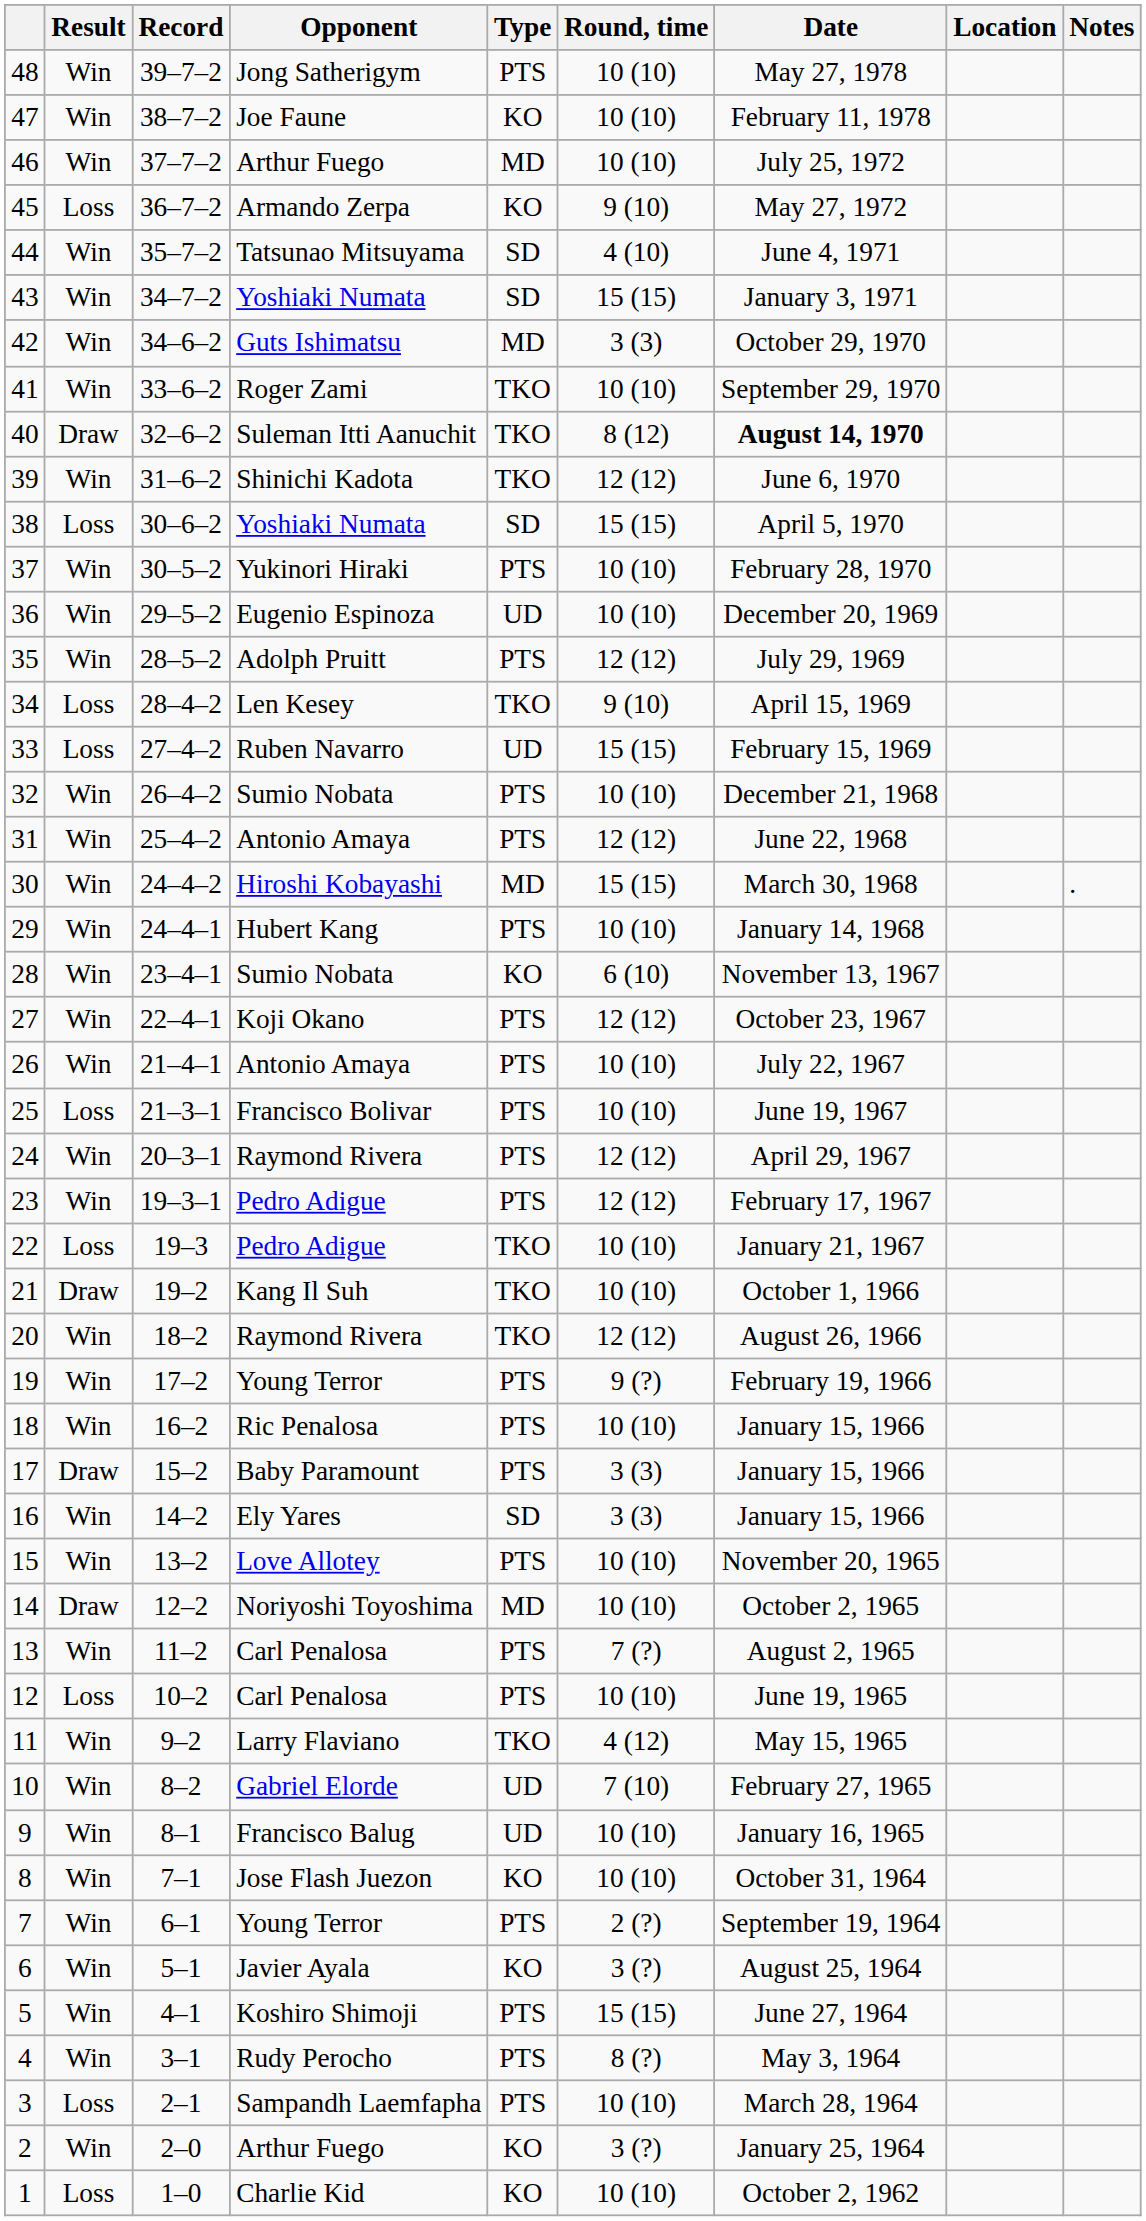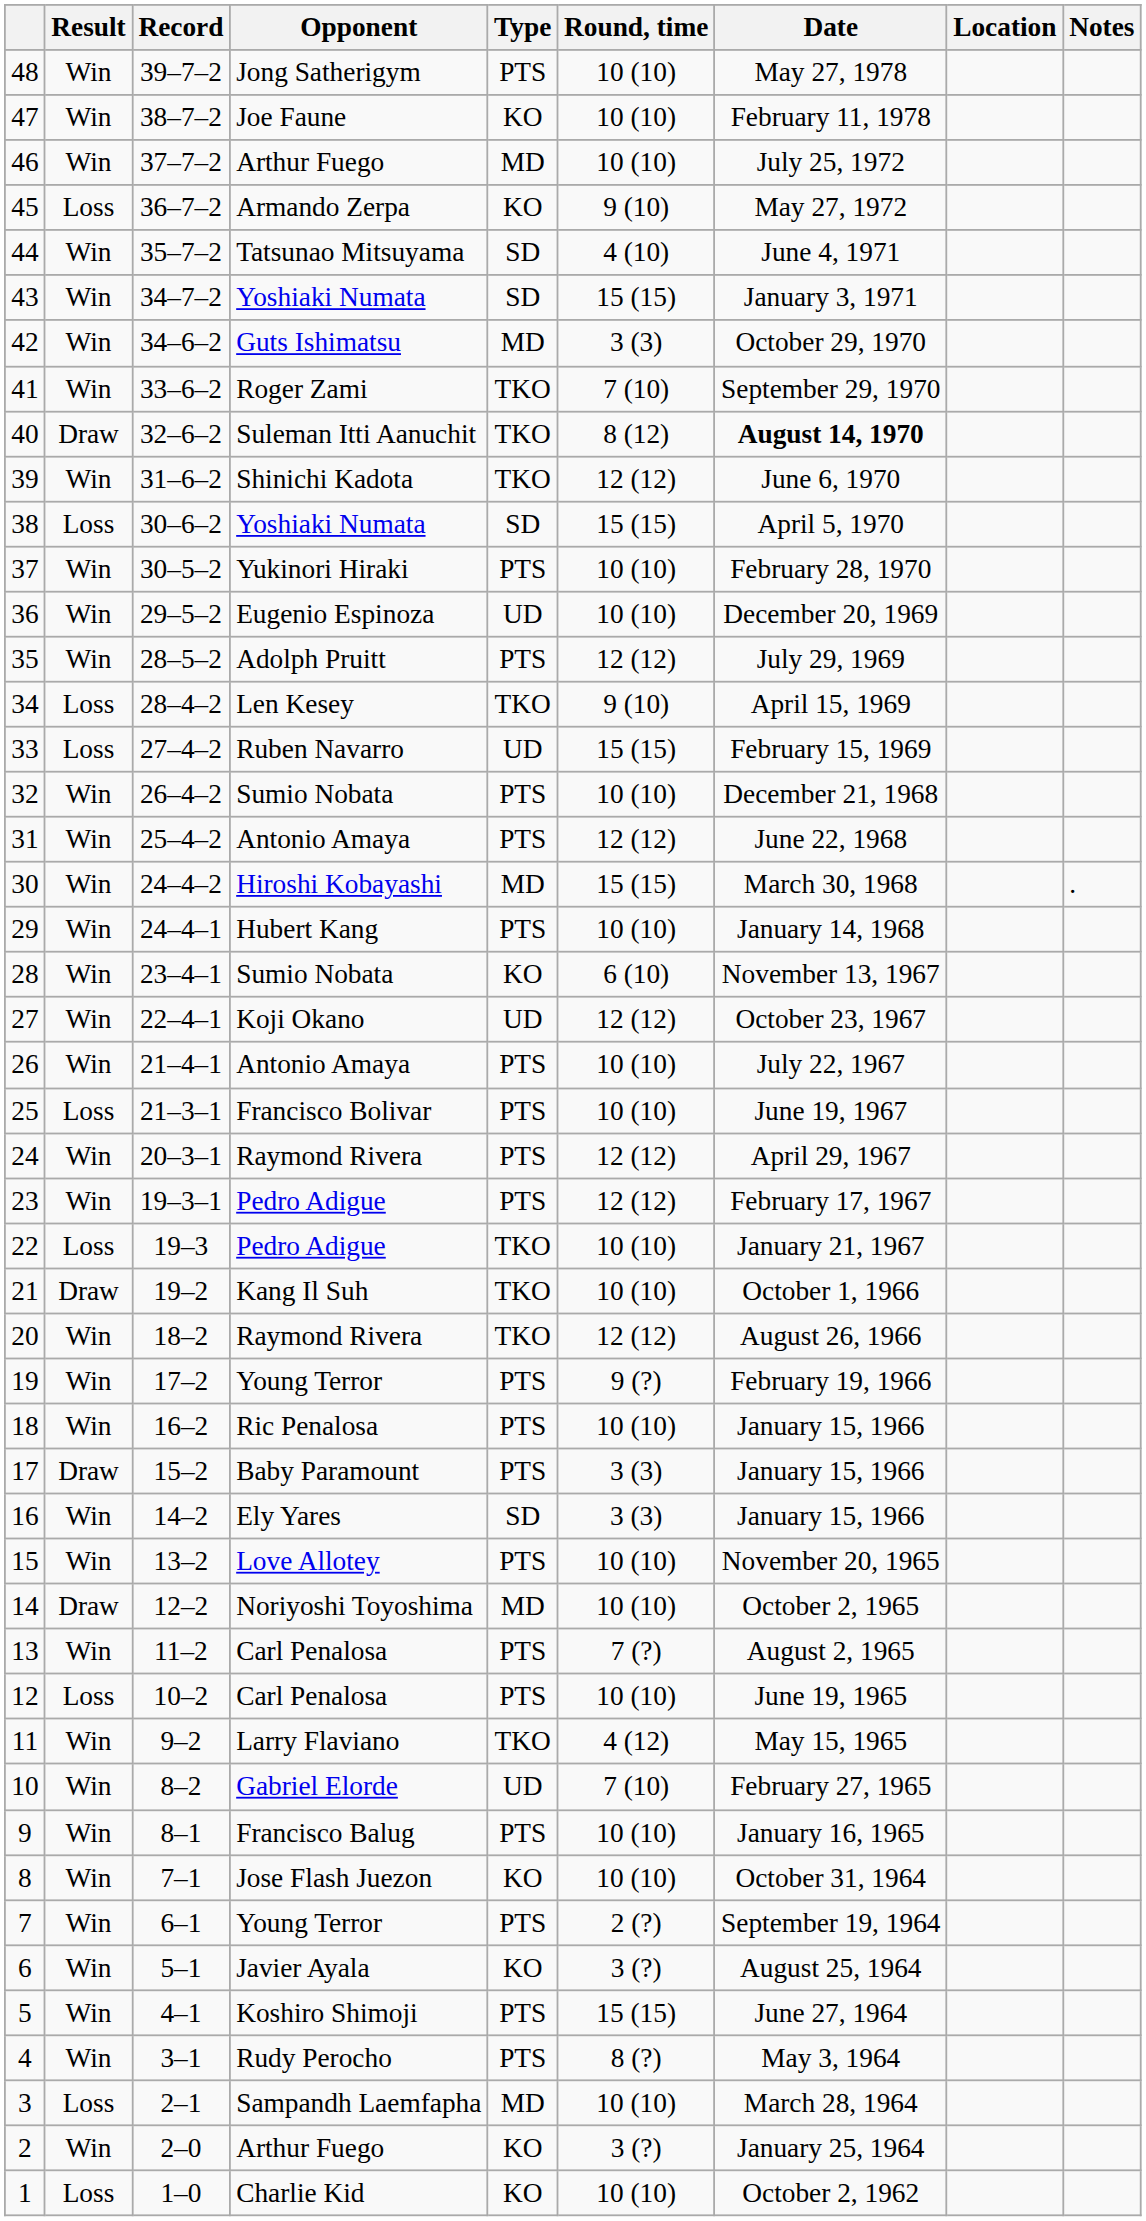(636, 388) 10 (10) -> (636, 388) 7 (10)
(523, 1019) PTS -> (523, 1019) UD
(523, 1831) UD -> (523, 1831) PTS
(523, 2102) PTS -> (523, 2102) MD
